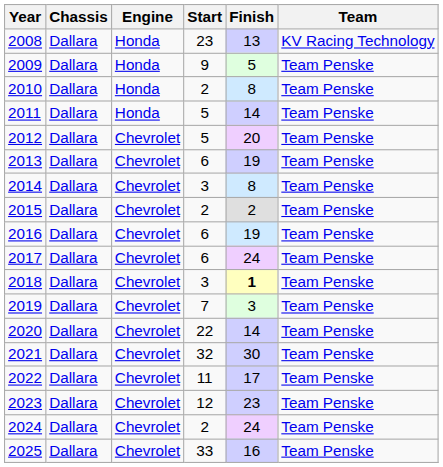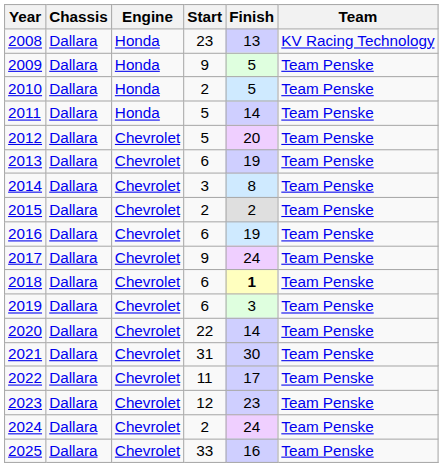(252, 89) 8 -> (252, 89) 5
(205, 258) 6 -> (205, 258) 9
(205, 282) 3 -> (205, 282) 6
(205, 306) 7 -> (205, 306) 6
(205, 355) 32 -> (205, 355) 31
